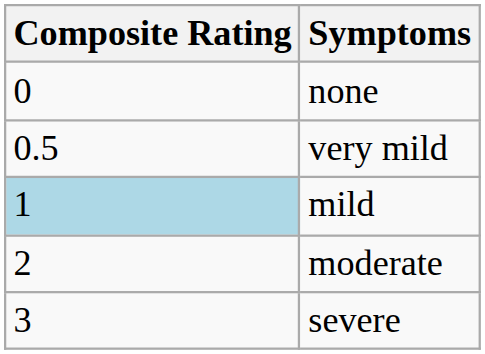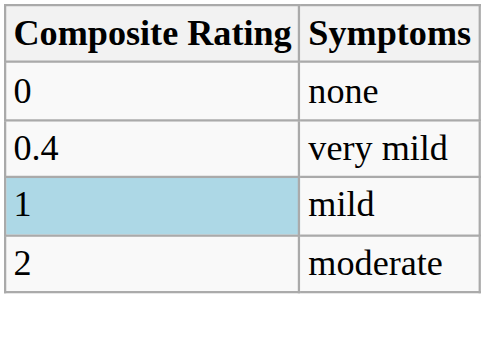(36, 147) 0.5 -> (36, 147) 0.4
- row: (355, 319)
